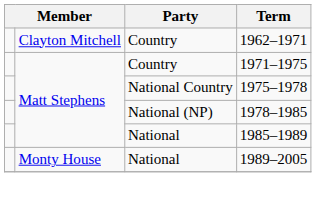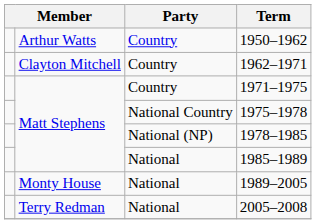+ row: (274, 40)
+ row: (274, 207)
